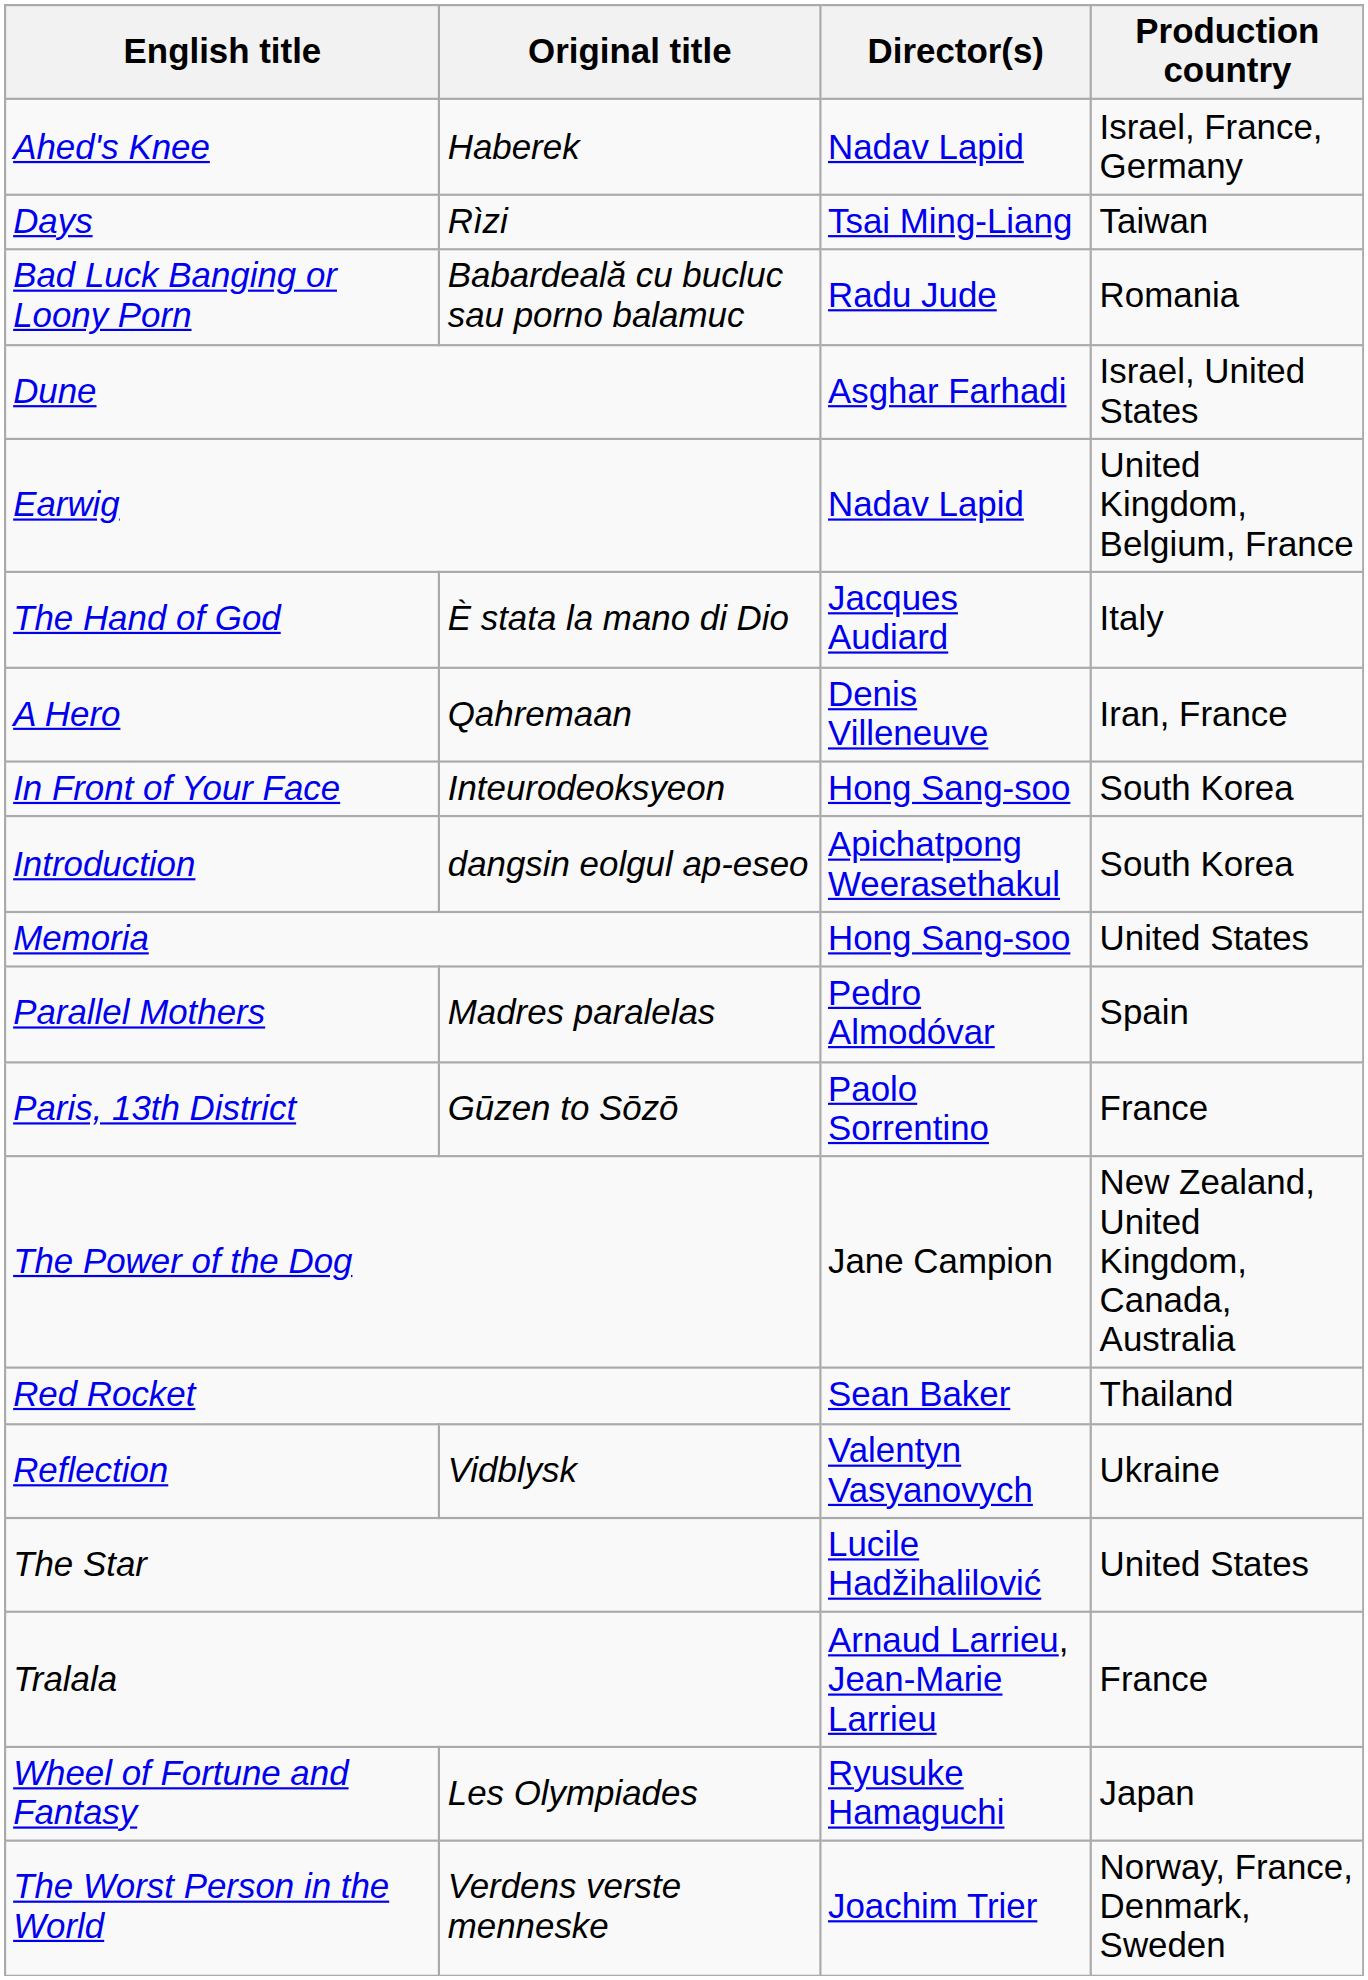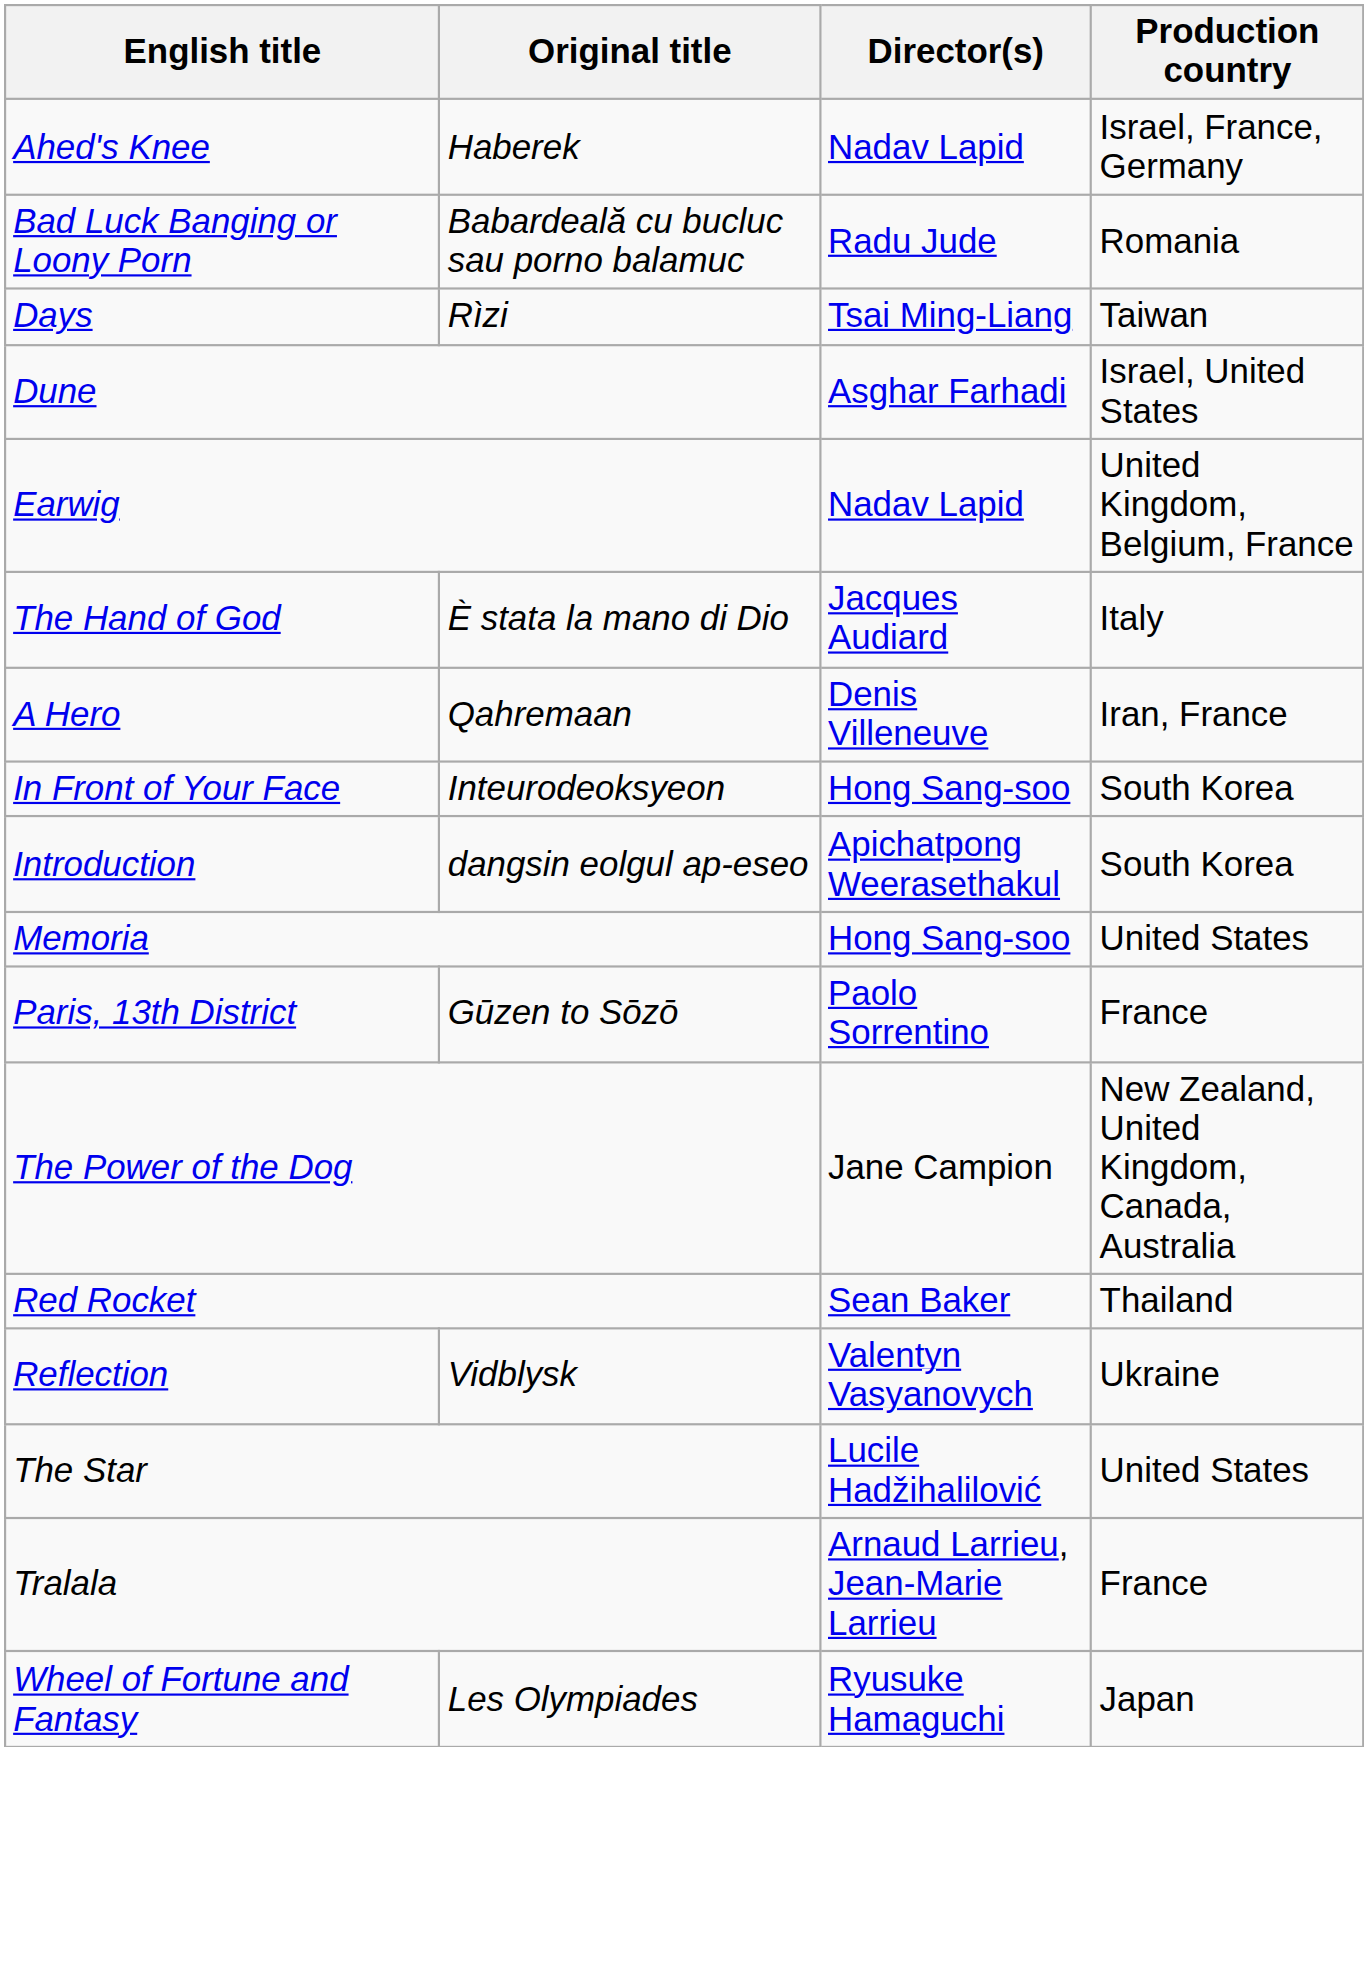rows swapped: (175, 296) <-> (53, 221)
- row: (139, 1013)
- row: (201, 1907)
